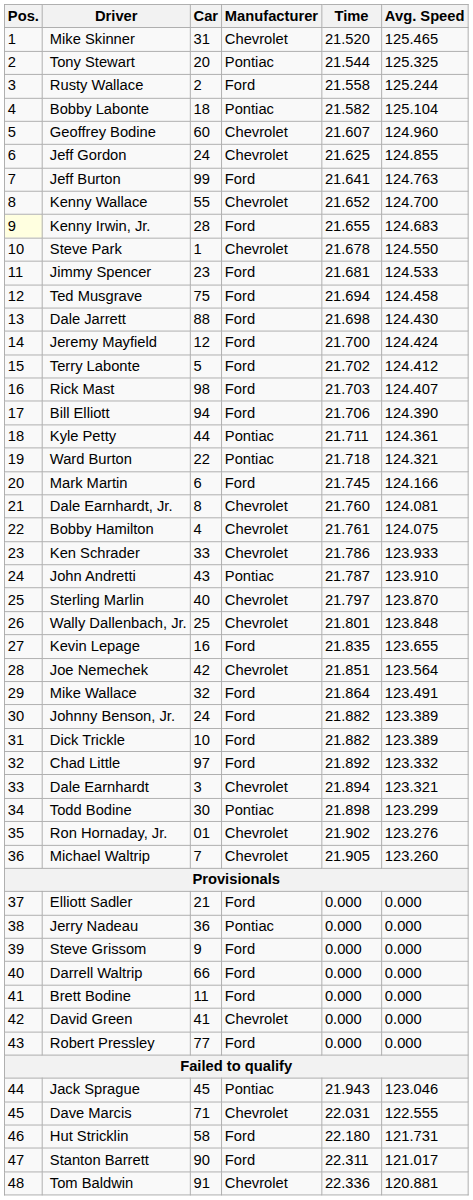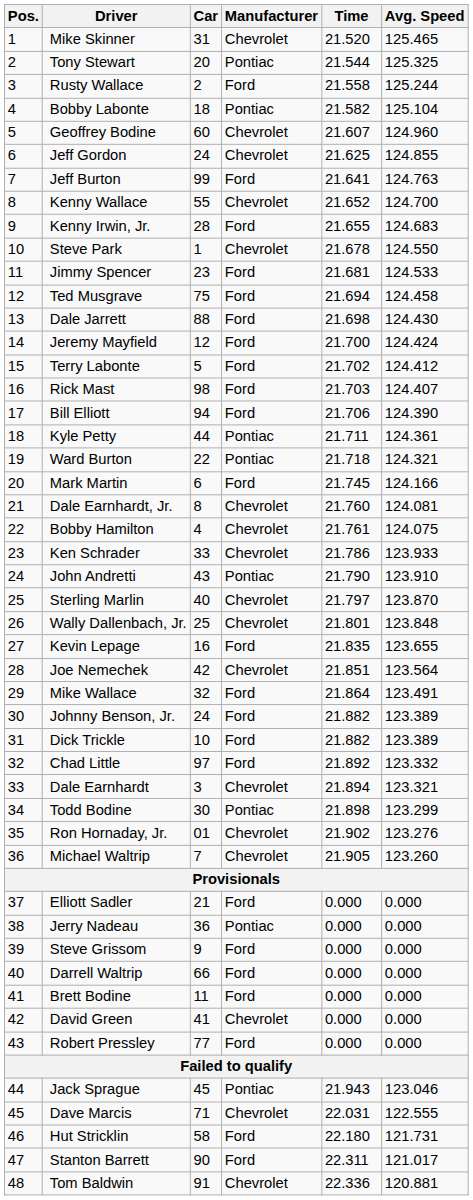(12, 226) lightyellow background -> (12, 226) no background
(351, 576) 21.787 -> (351, 576) 21.790
